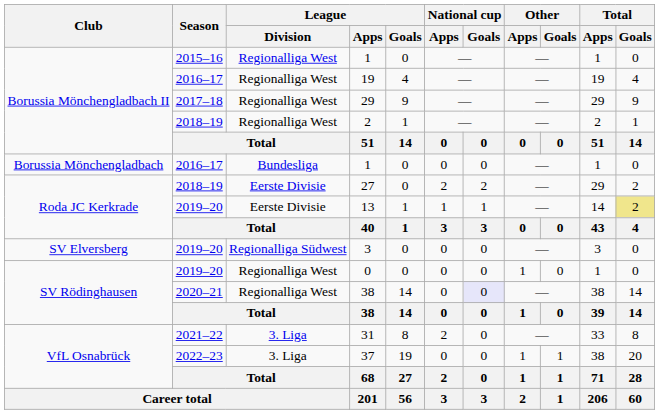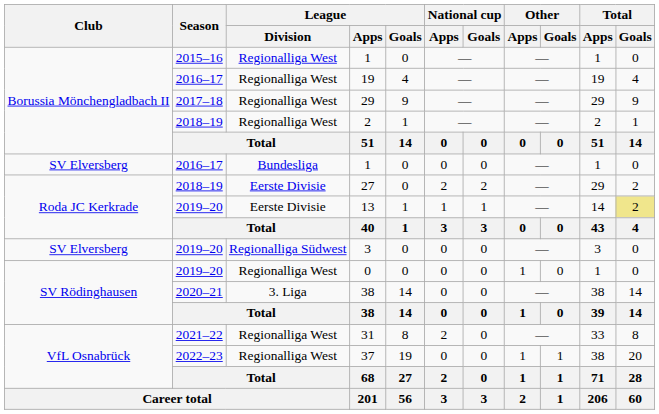(89, 164) Borussia Mönchengladbach -> (89, 164) SV Elversberg
(288, 292) Regionalliga West -> (288, 292) 3. Liga
(484, 292) lavender background -> (484, 292) no background
(288, 334) 3. Liga -> (288, 334) Regionalliga West
(288, 356) 3. Liga -> (288, 356) Regionalliga West
